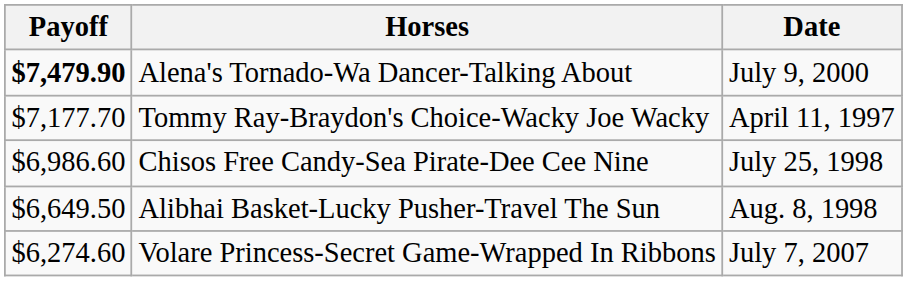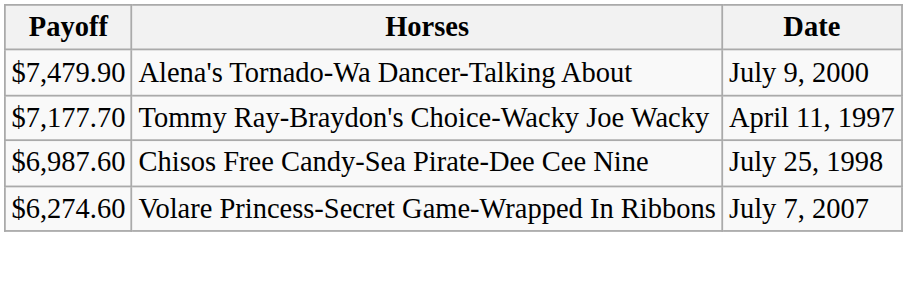(68, 72) bold -> (68, 72) normal
(68, 162) $6,986.60 -> (68, 162) $6,987.60
- row: (399, 207)
